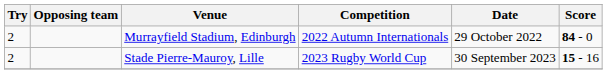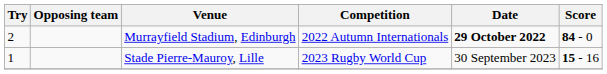(498, 37) normal -> (500, 37) bold
(11, 58) 2 -> (11, 58) 1
